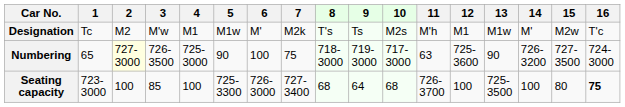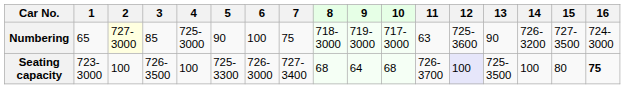- row: (41, 31)
(161, 55) 726-3500 -> (151, 37) 85
(155, 86) 85 -> (158, 68) 726-3500
(463, 86) no background -> (461, 68) lavender background
